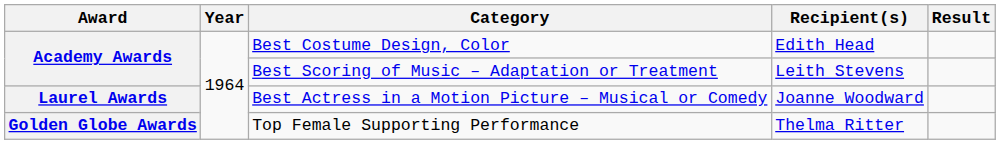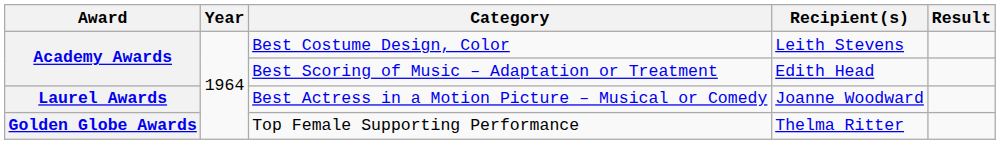(825, 45) Edith Head -> (840, 45) Leith Stevens
(840, 72) Leith Stevens -> (825, 72) Edith Head
